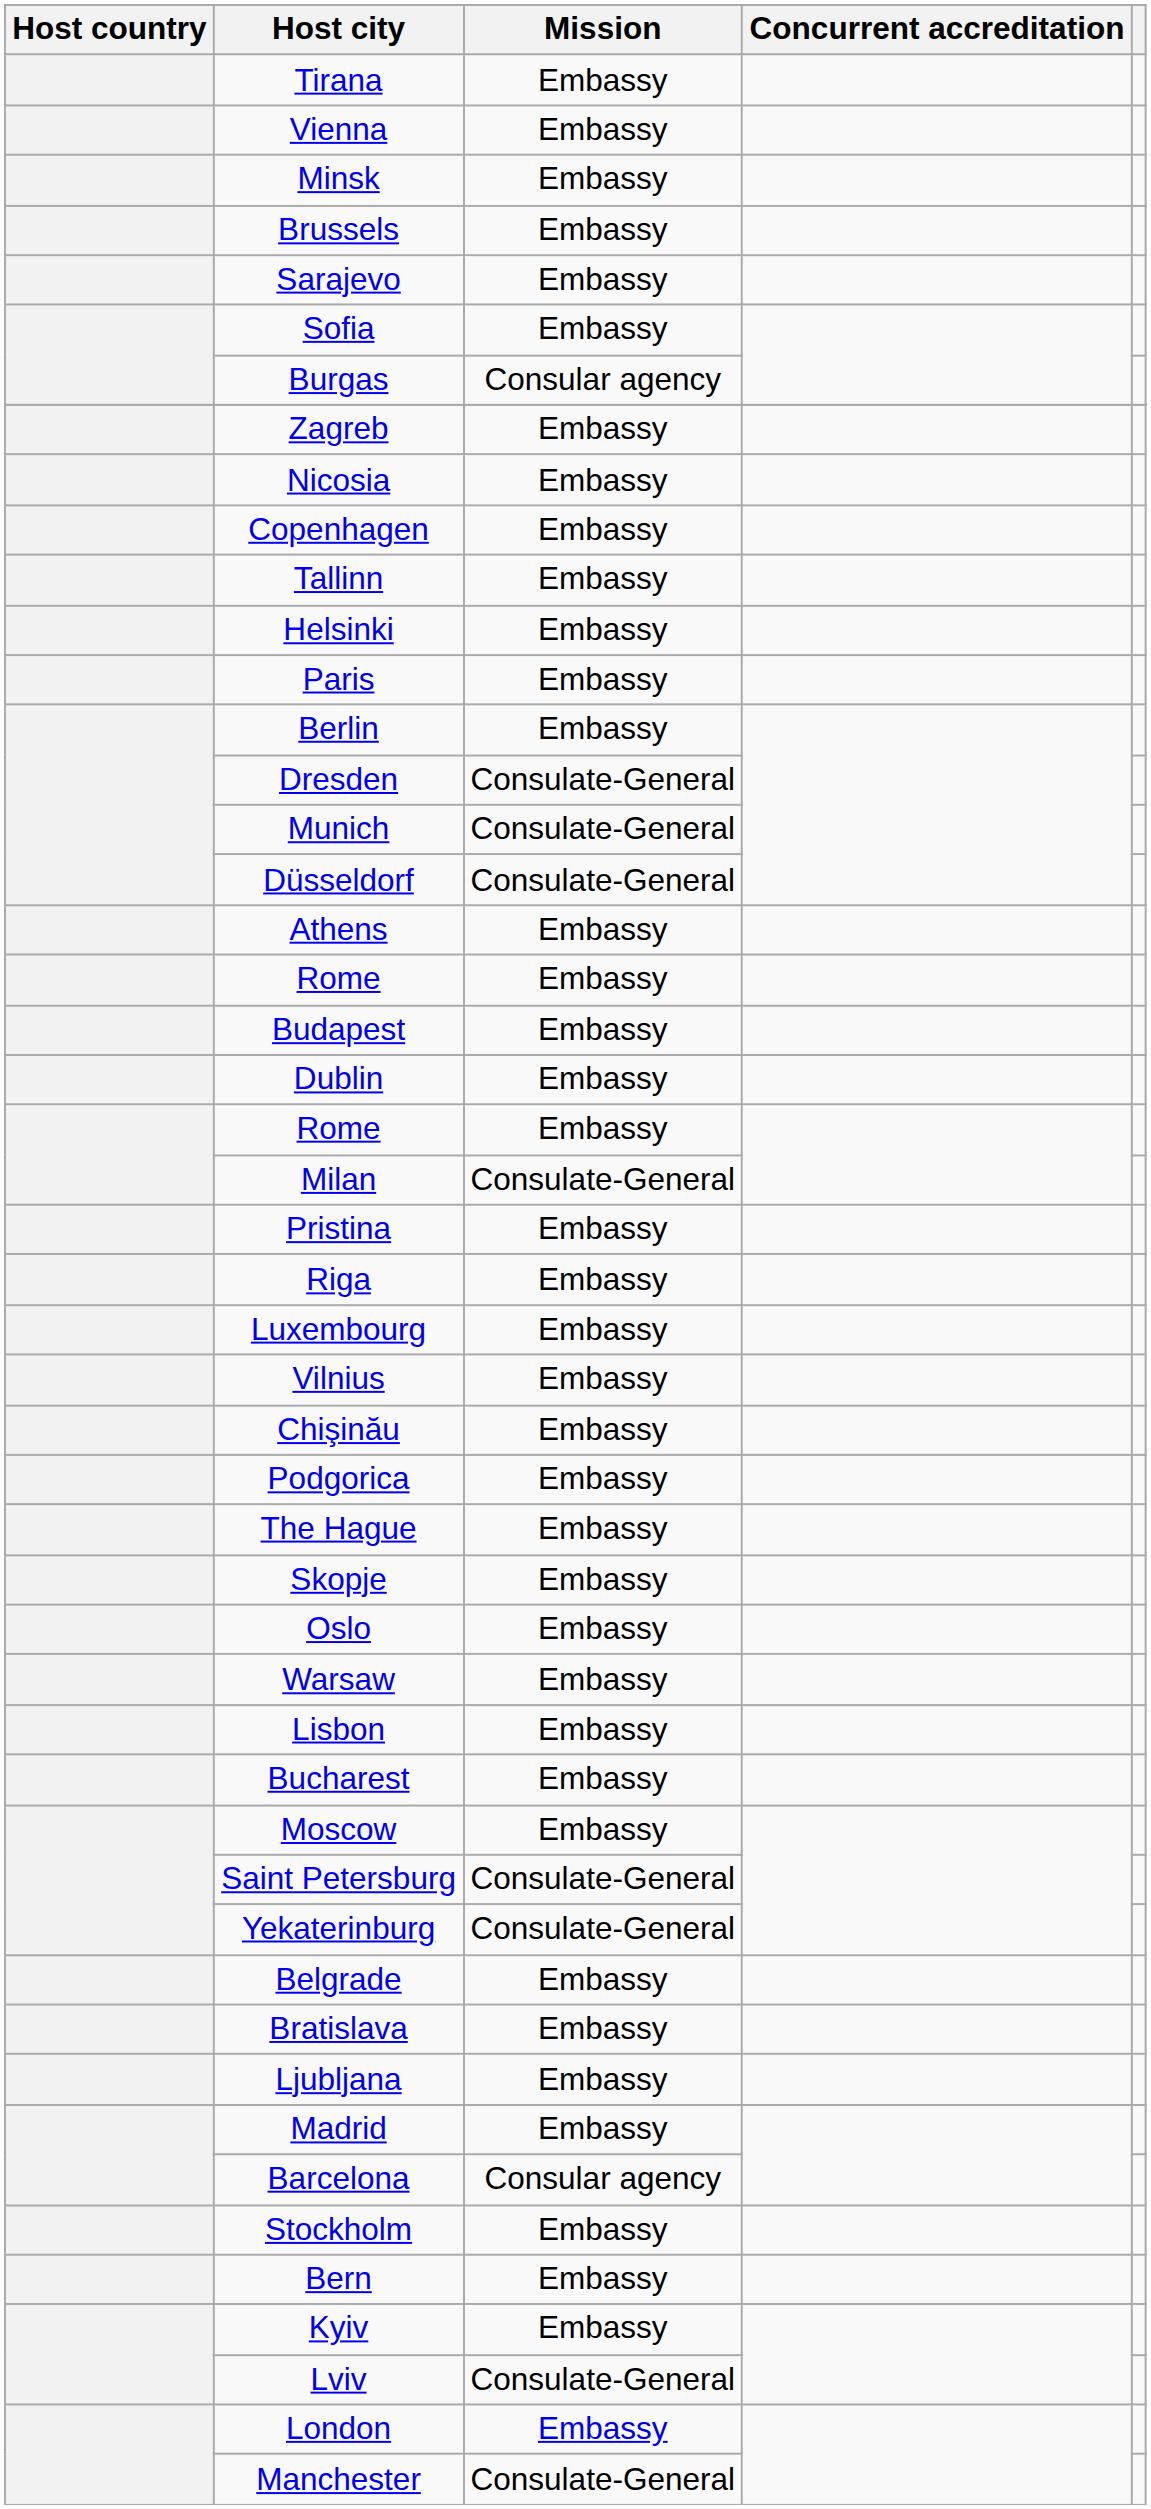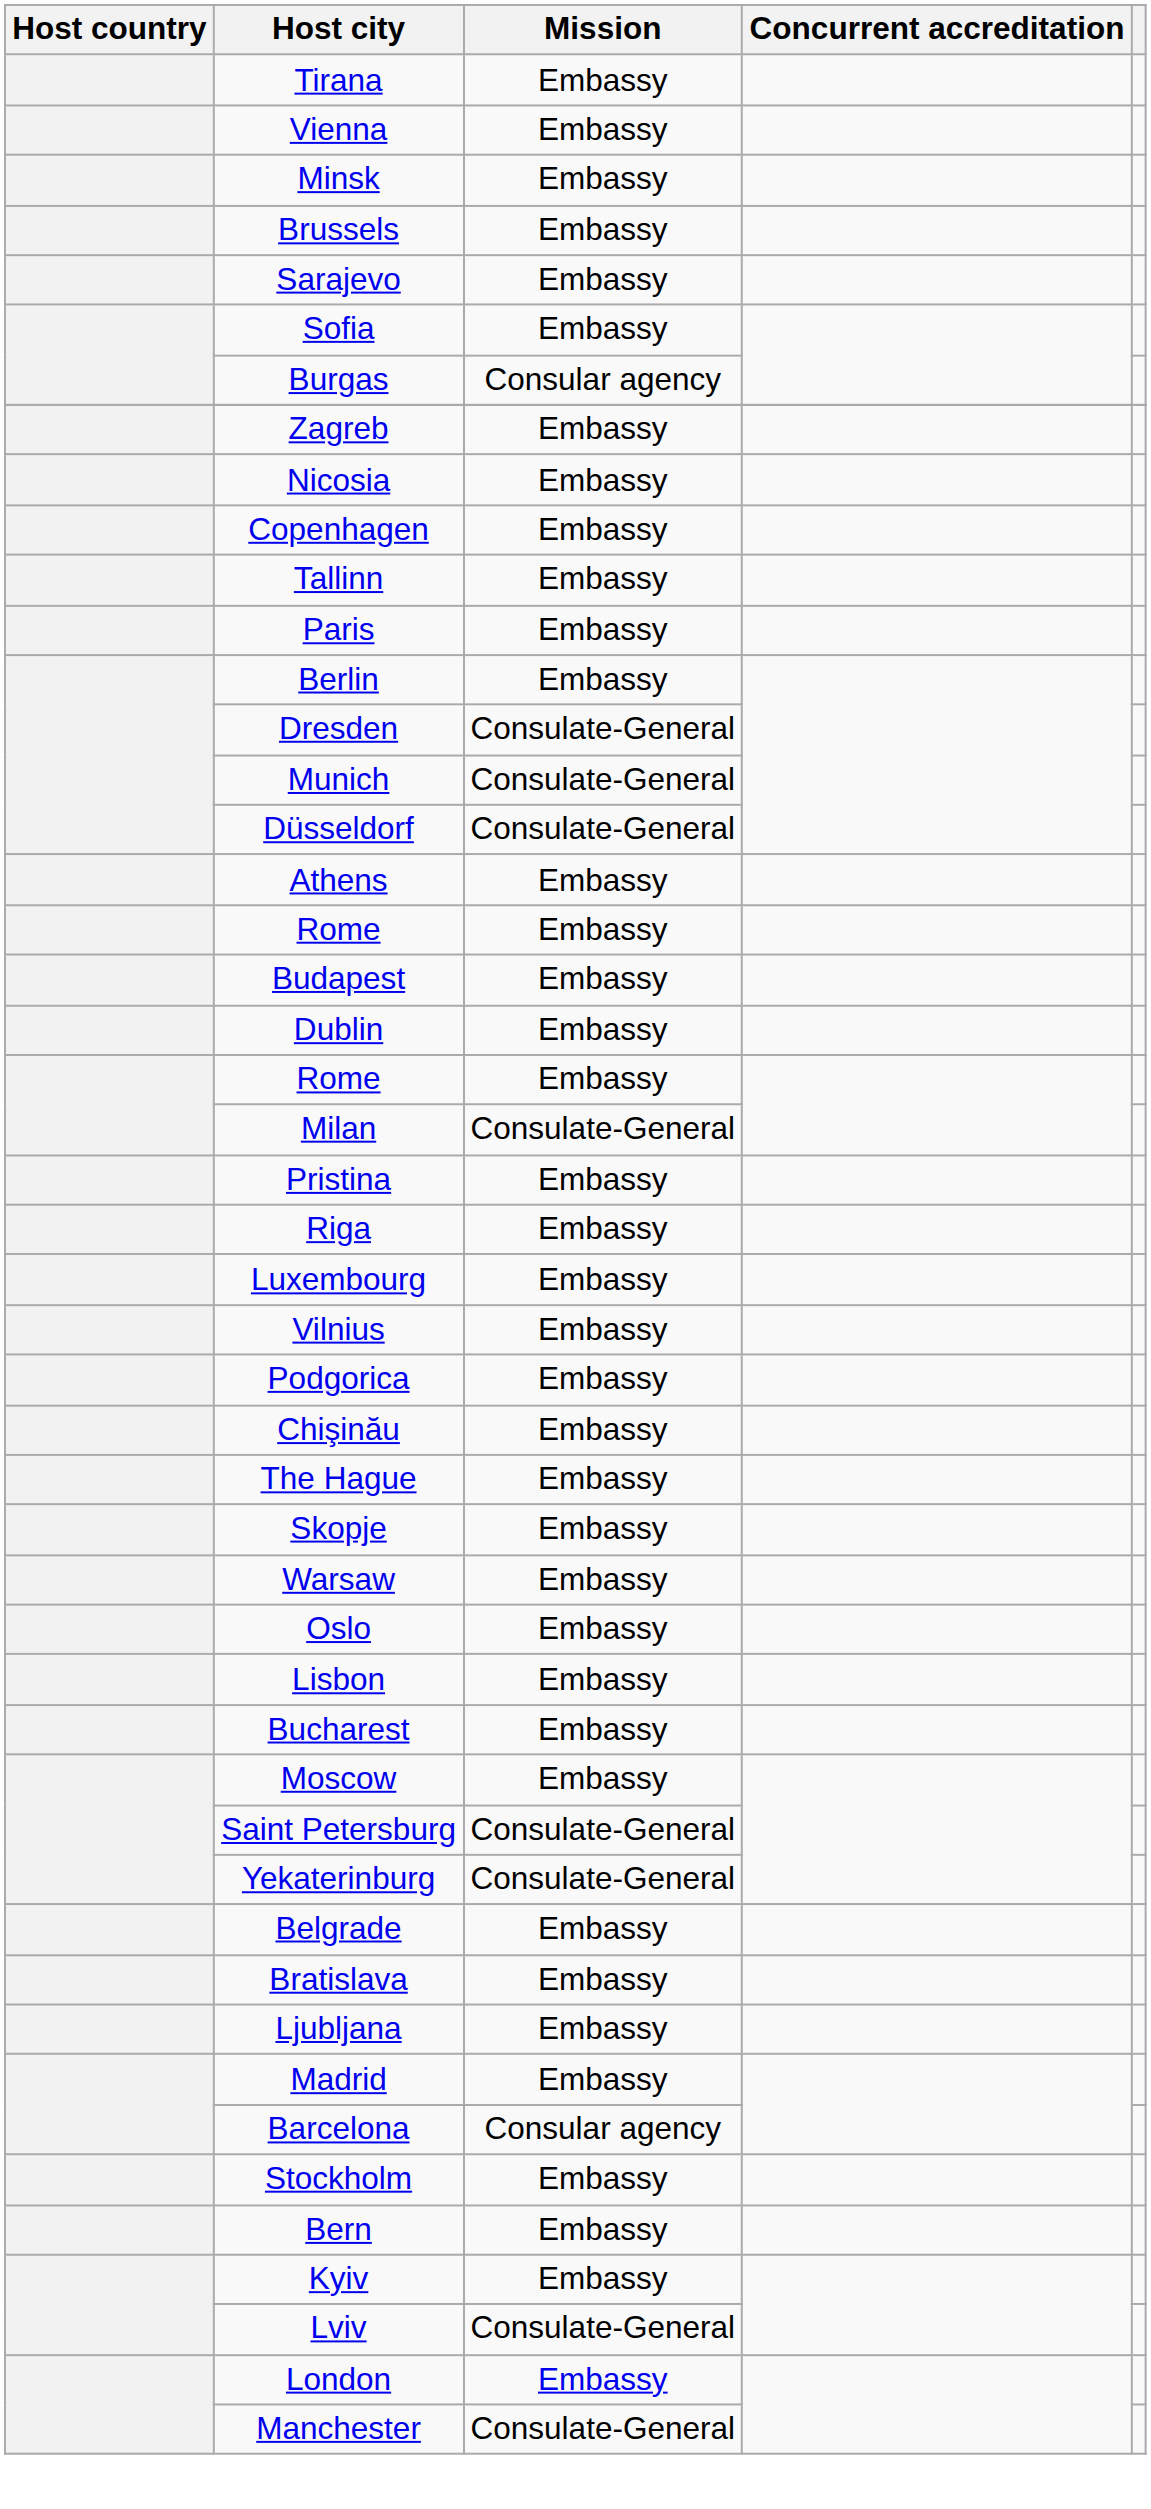- row: (339, 629)
rows swapped: (339, 1429) <-> (339, 1479)
rows swapped: (339, 1629) <-> (339, 1679)
